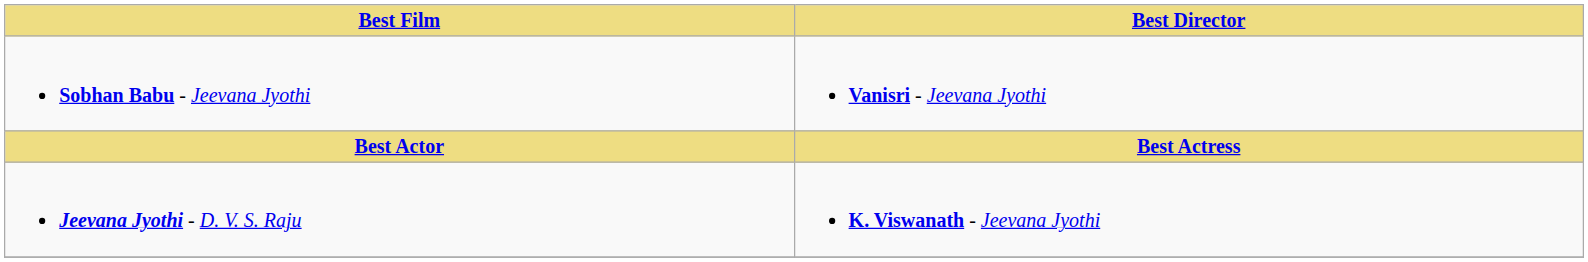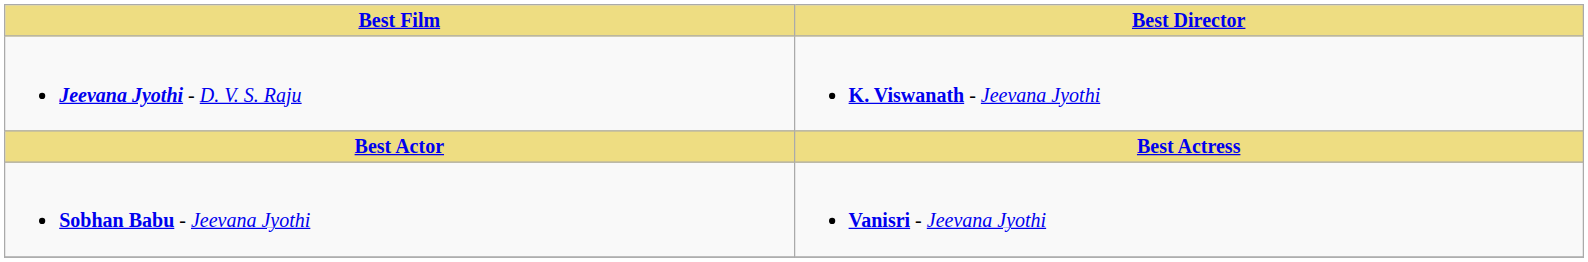rows swapped: (399, 221) <-> (399, 95)
